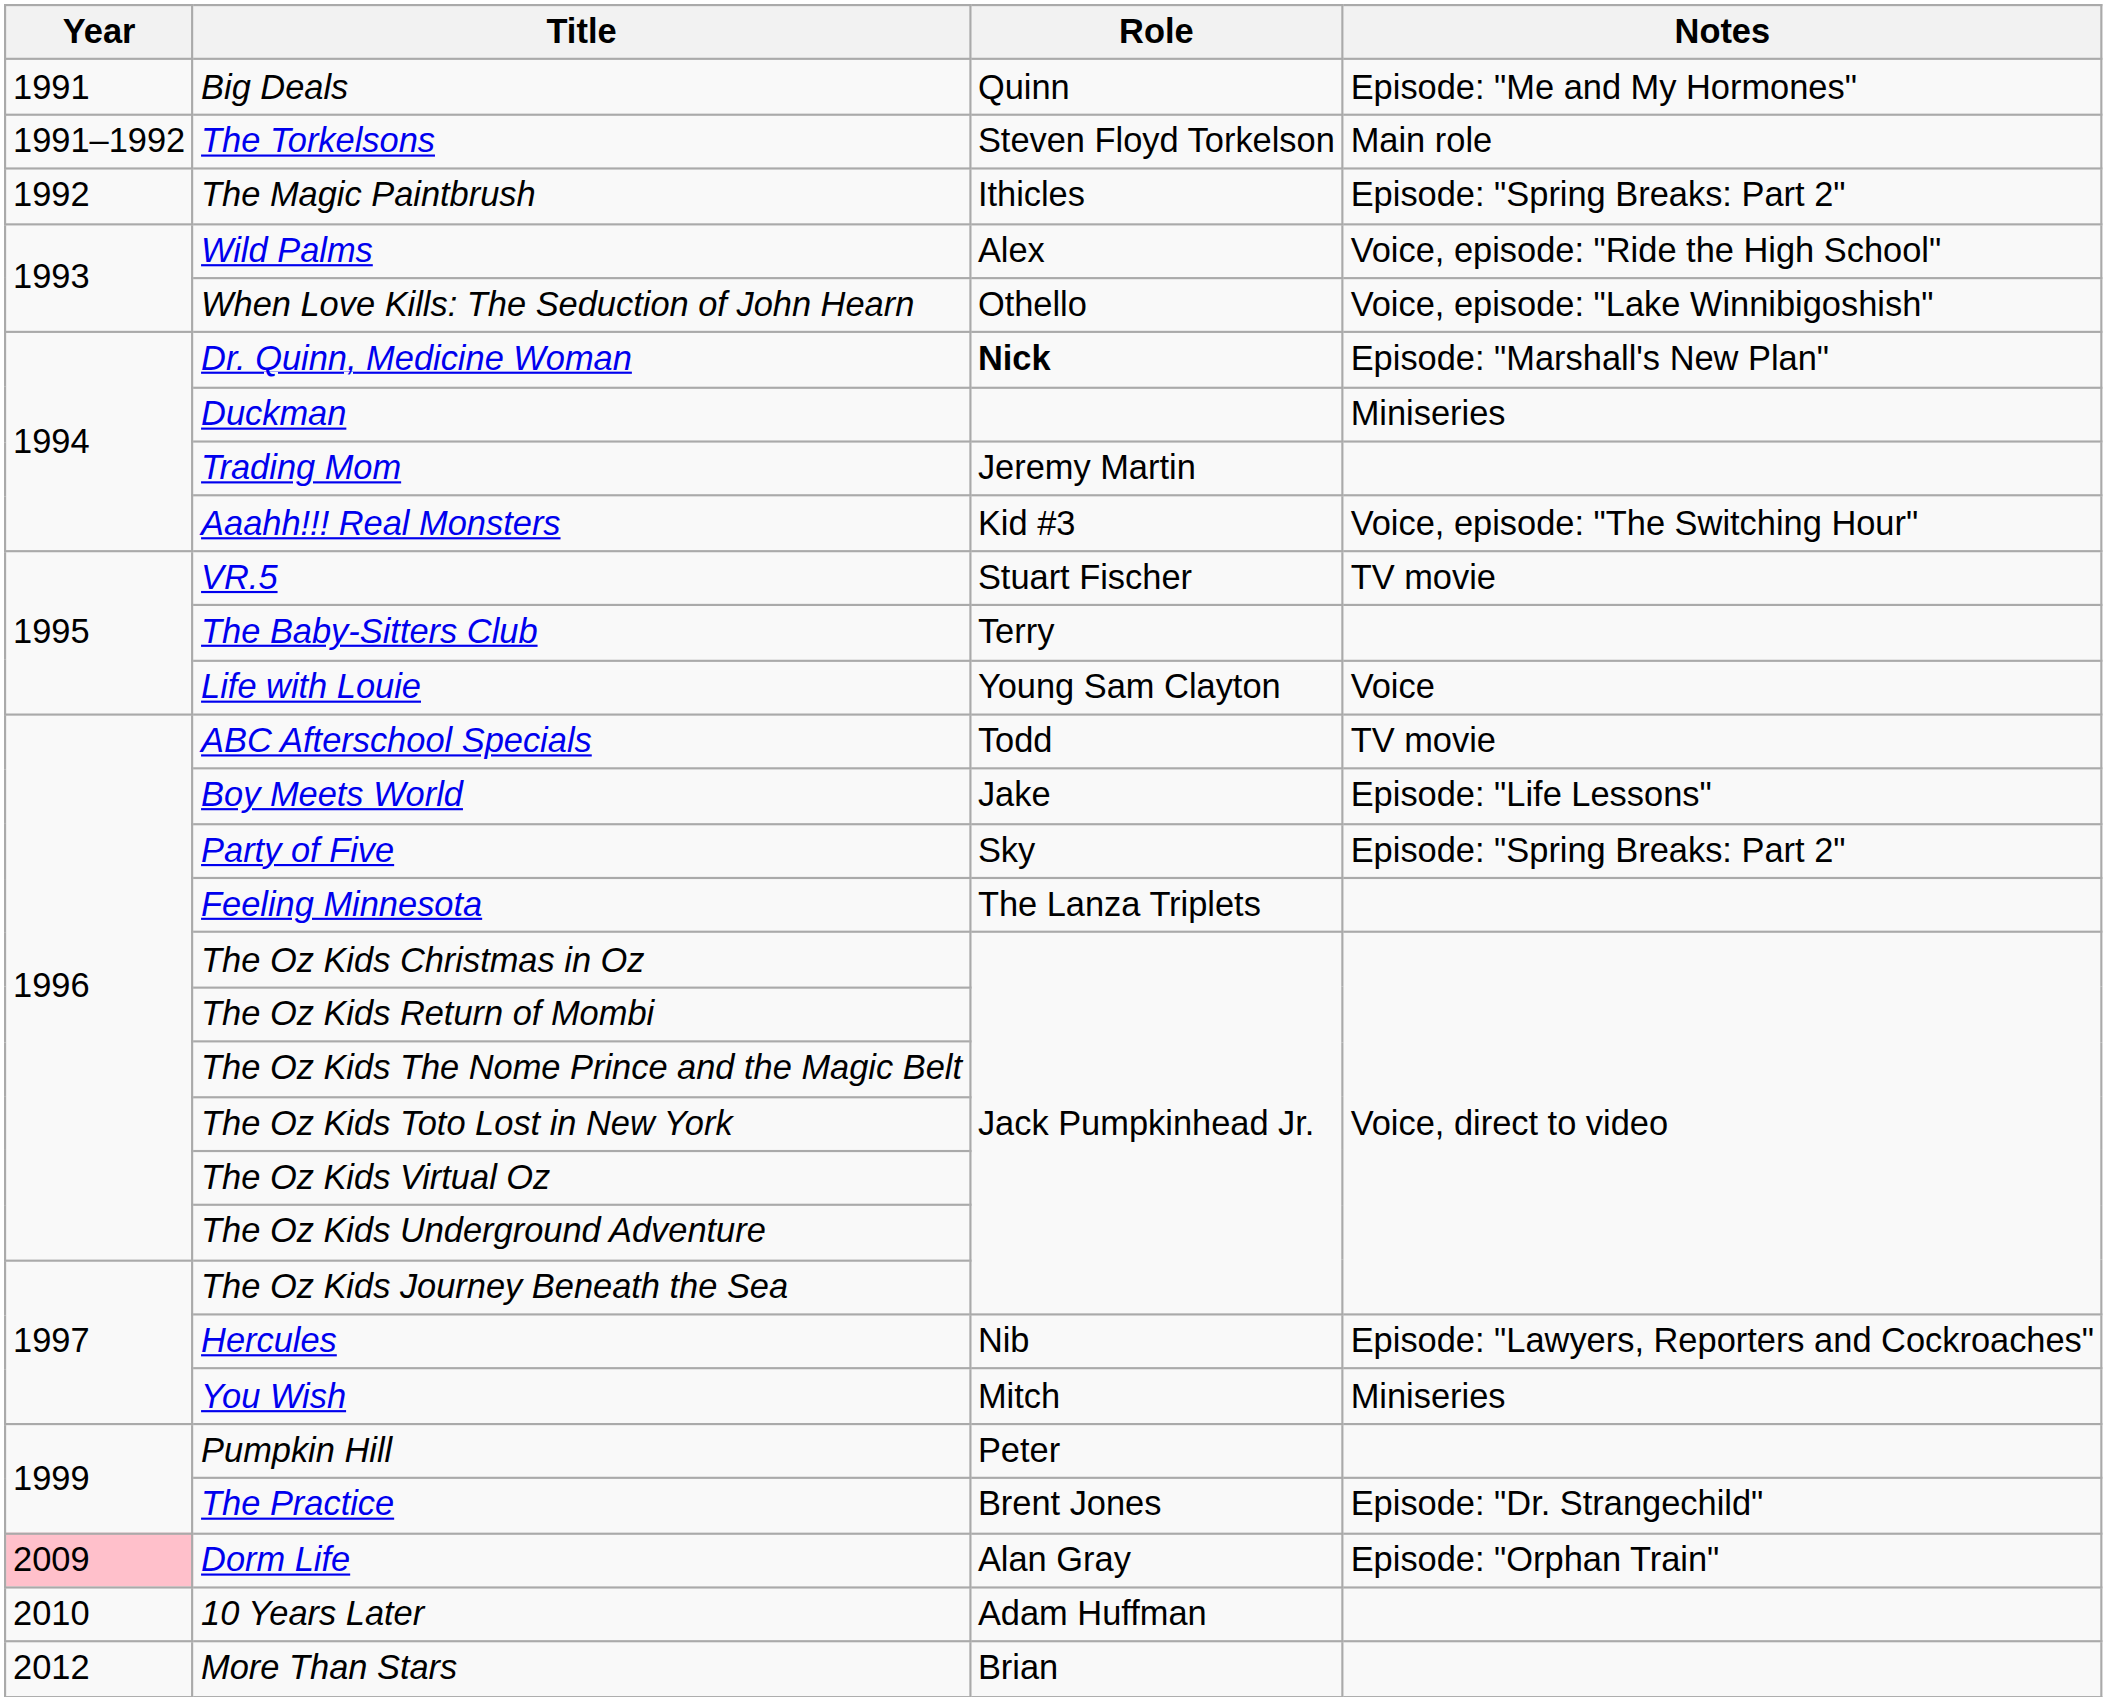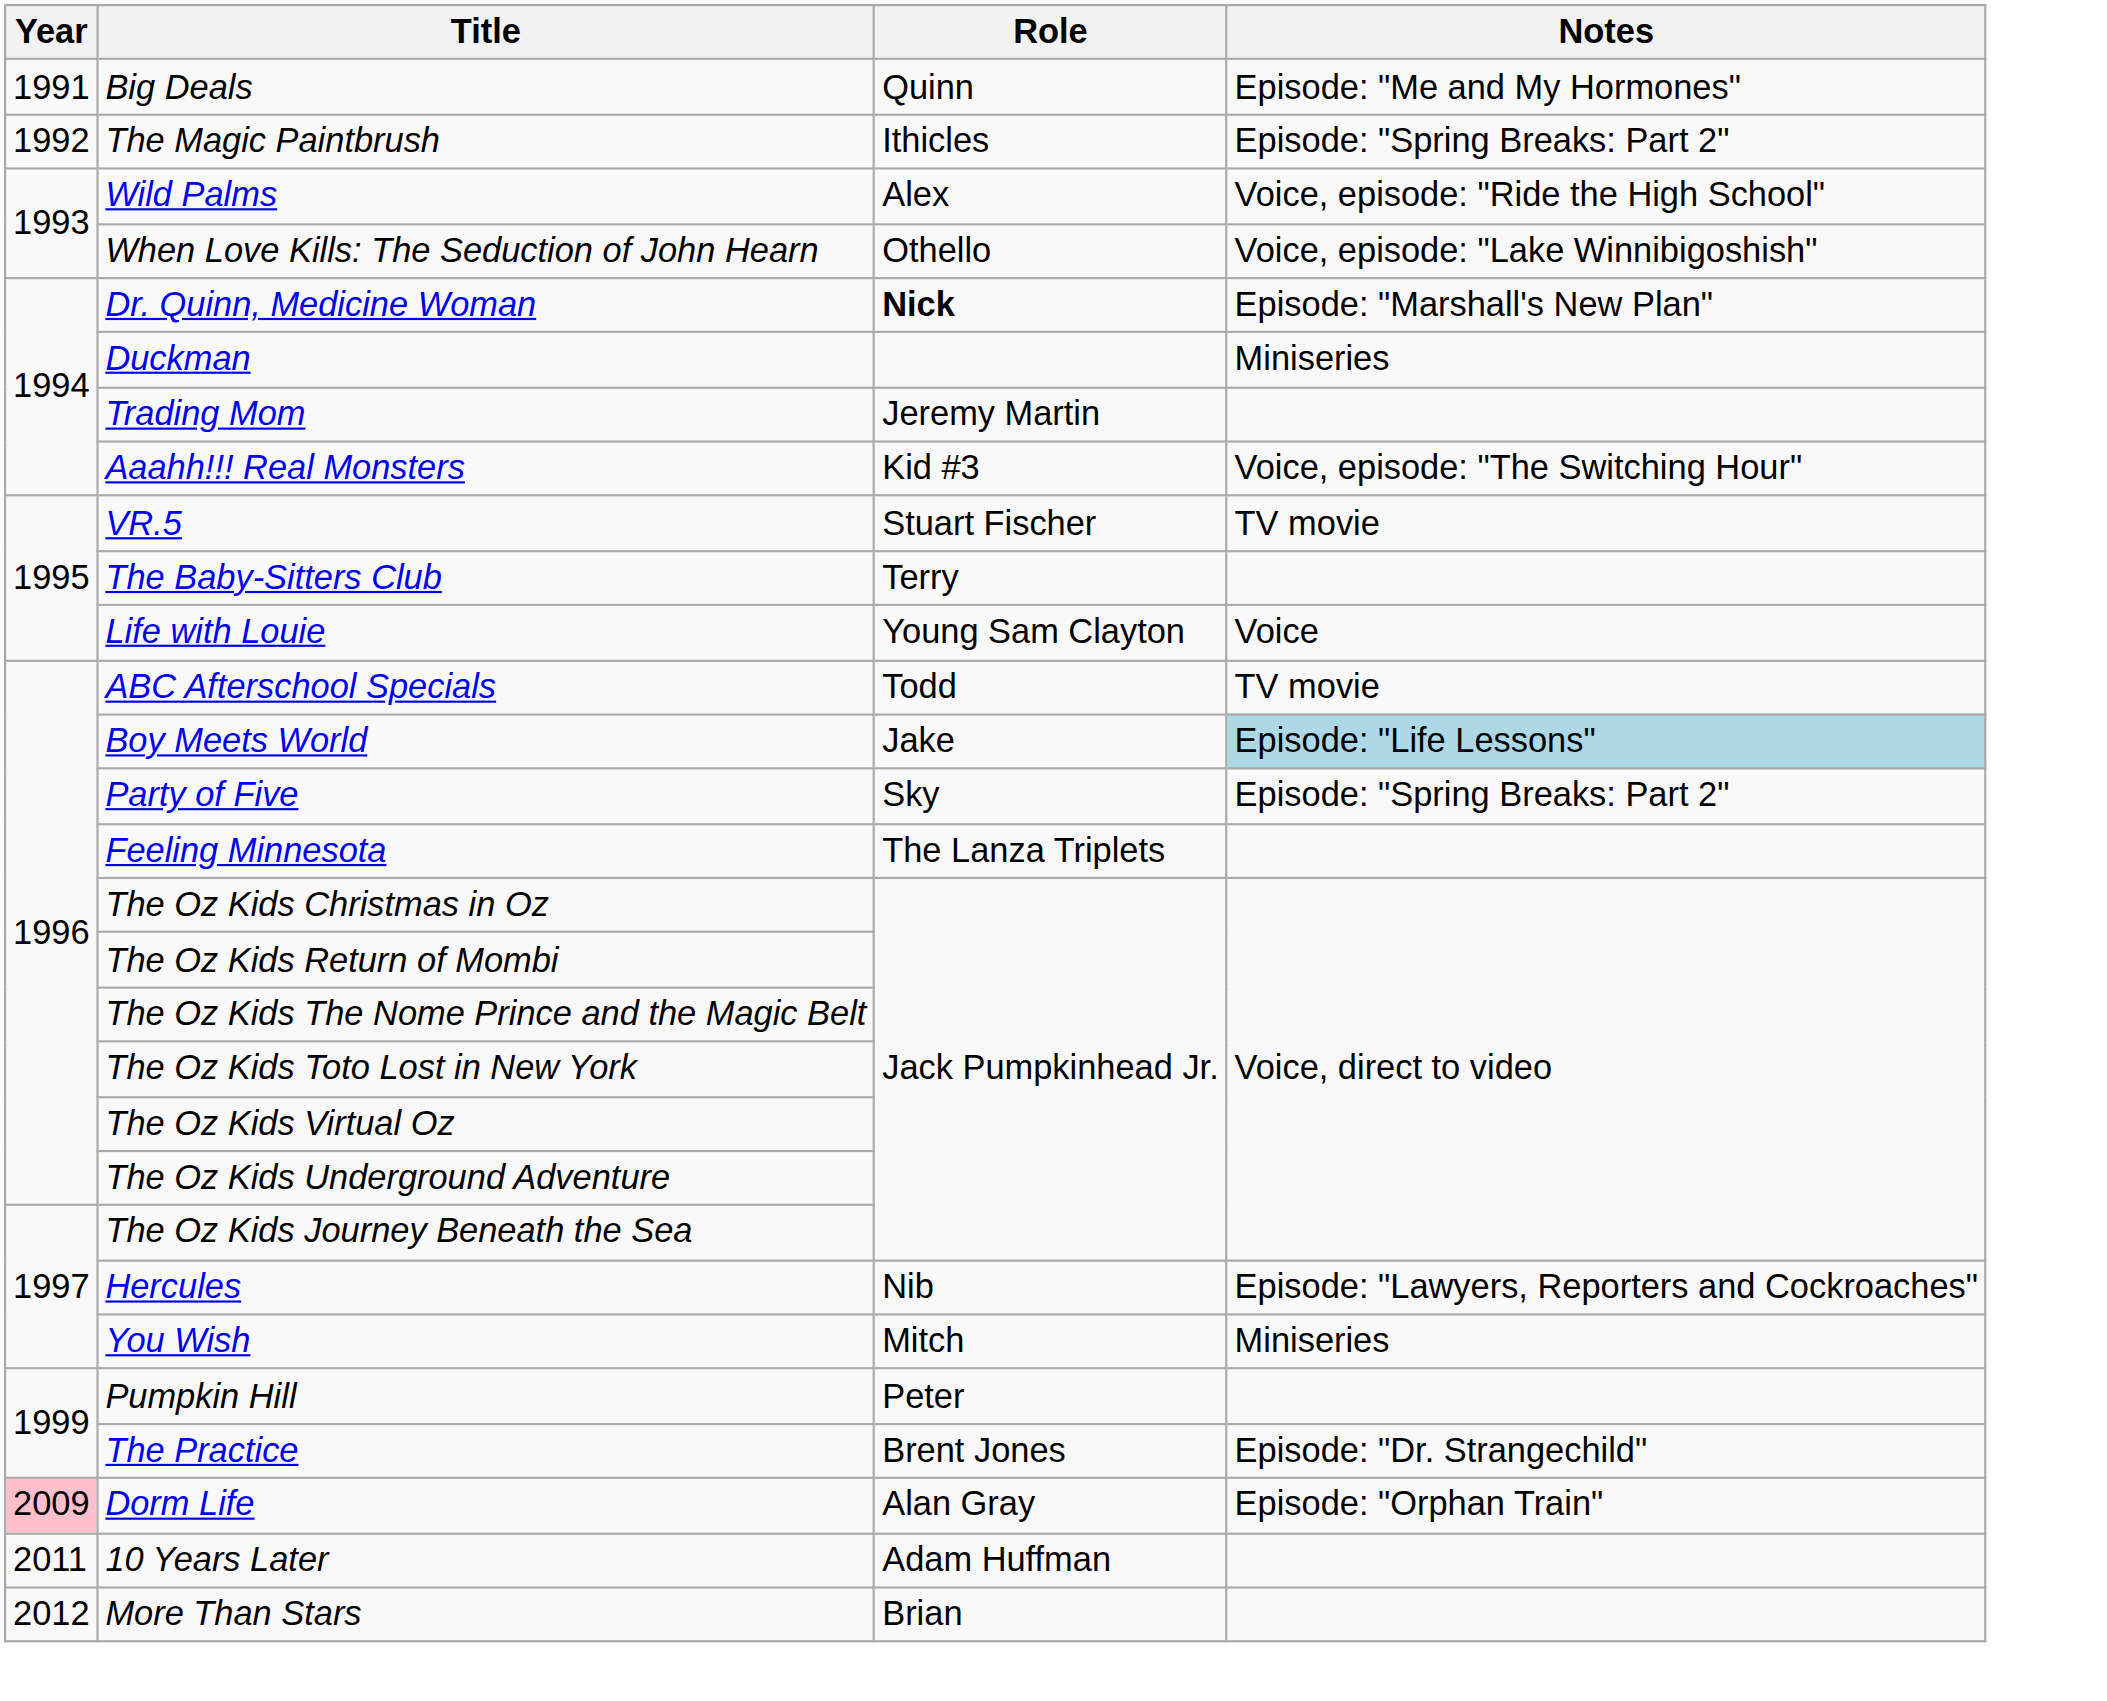- row: (318, 140)
(1531, 795) no background -> (1415, 741) lightblue background
(51, 1613) 2010 -> (50, 1559) 2011
